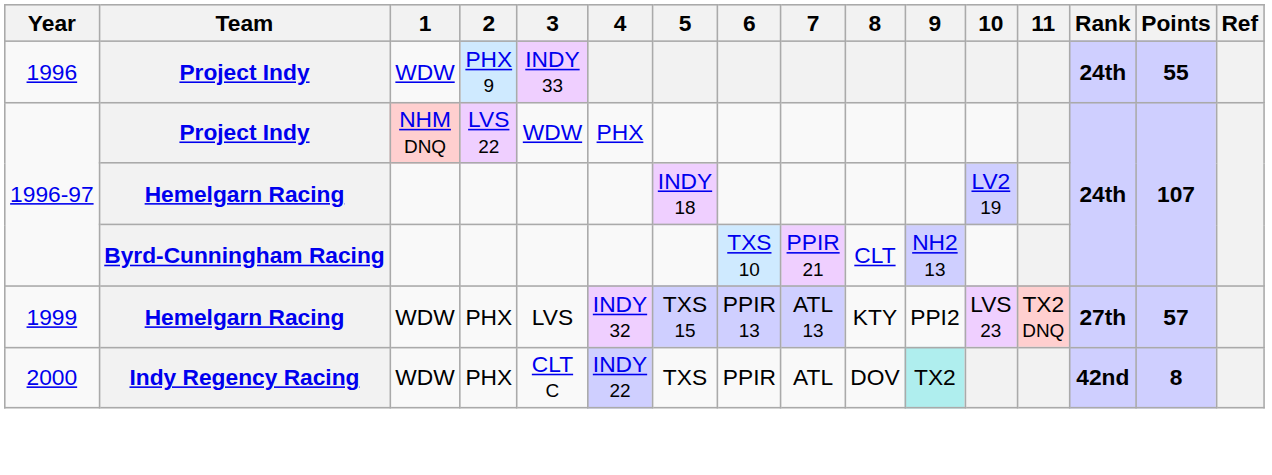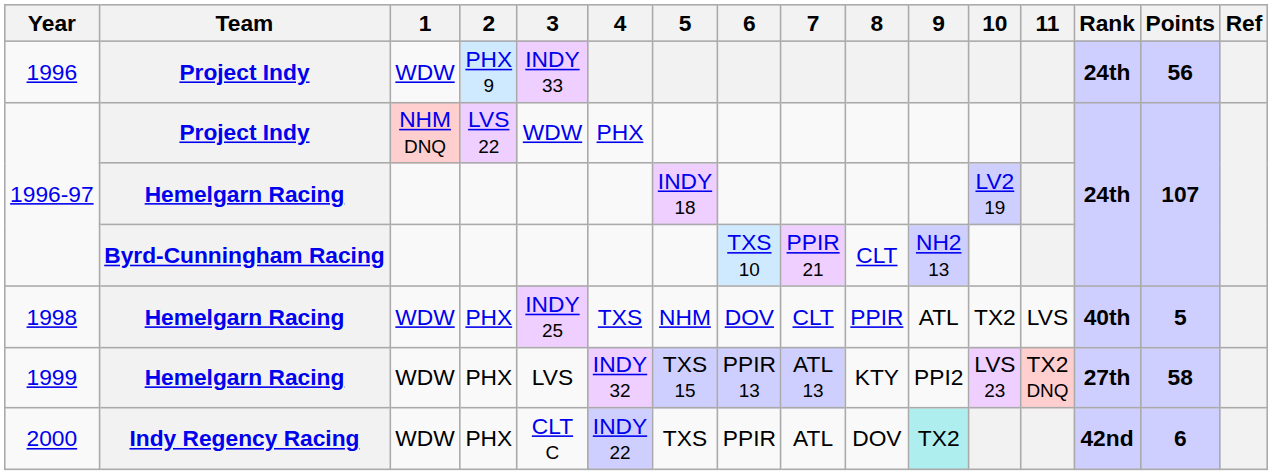(1176, 72) 55 -> (1180, 72) 56
+ row: (52, 317)
(1176, 317) 57 -> (1180, 378) 58
(1176, 378) 8 -> (1180, 439) 6
